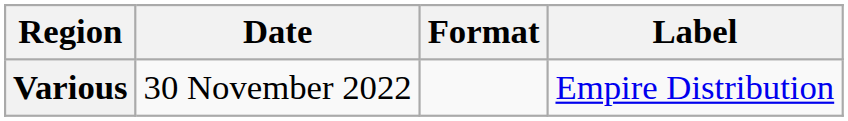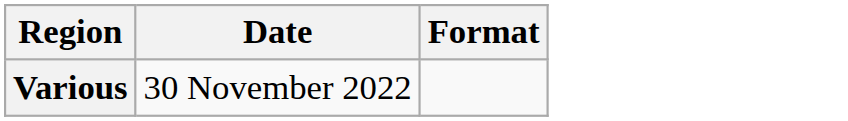- column: (695, 32)
